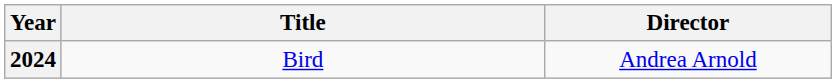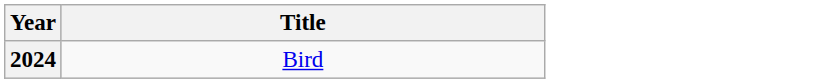- column: (688, 22)
